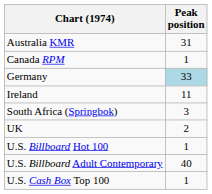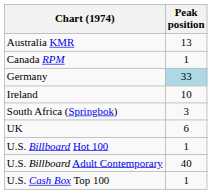(186, 42) 31 -> (186, 42) 13
(186, 94) 11 -> (186, 94) 10
(186, 128) 2 -> (186, 128) 6
